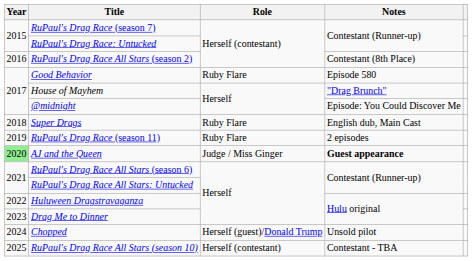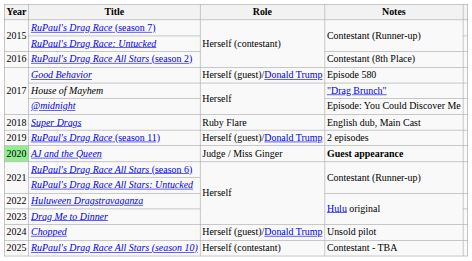(224, 75) Ruby Flare -> (262, 75) Herself (guest)/Donald Trump
(224, 138) Ruby Flare -> (262, 138) Herself (guest)/Donald Trump
